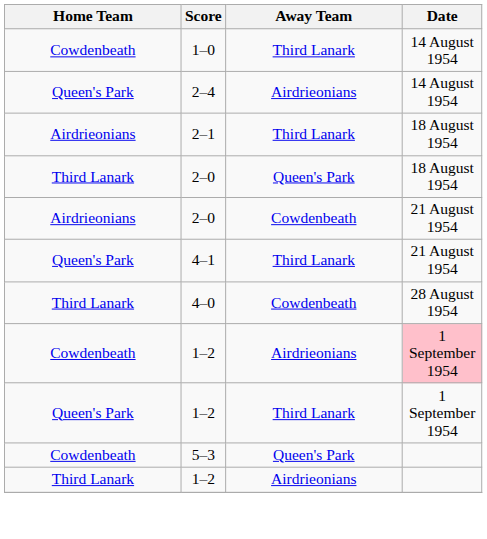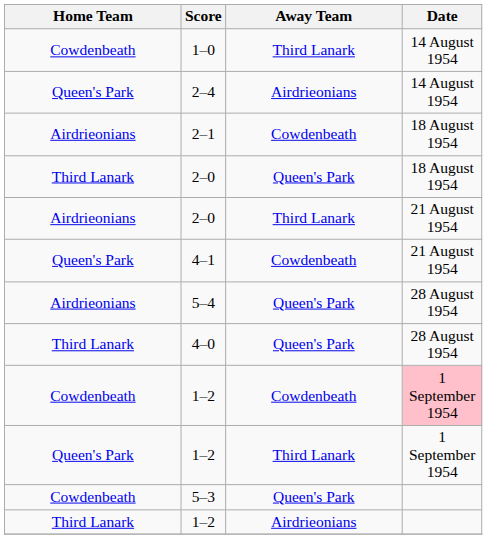(314, 134) Third Lanark -> (314, 134) Cowdenbeath
(314, 218) Cowdenbeath -> (314, 218) Third Lanark
(314, 260) Third Lanark -> (314, 260) Cowdenbeath
+ row: (93, 302)
(314, 302) Cowdenbeath -> (314, 344) Queen's Park
(314, 353) Airdrieonians -> (314, 395) Cowdenbeath
